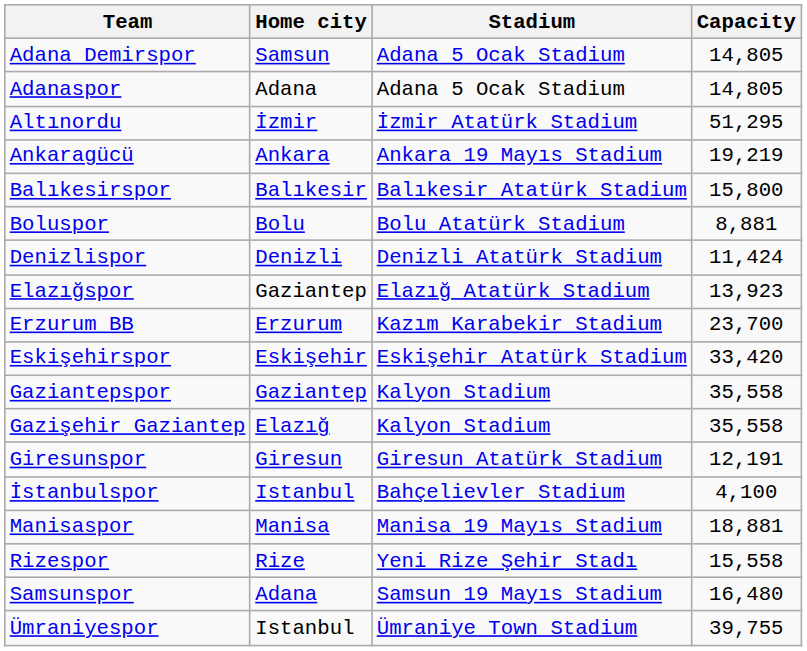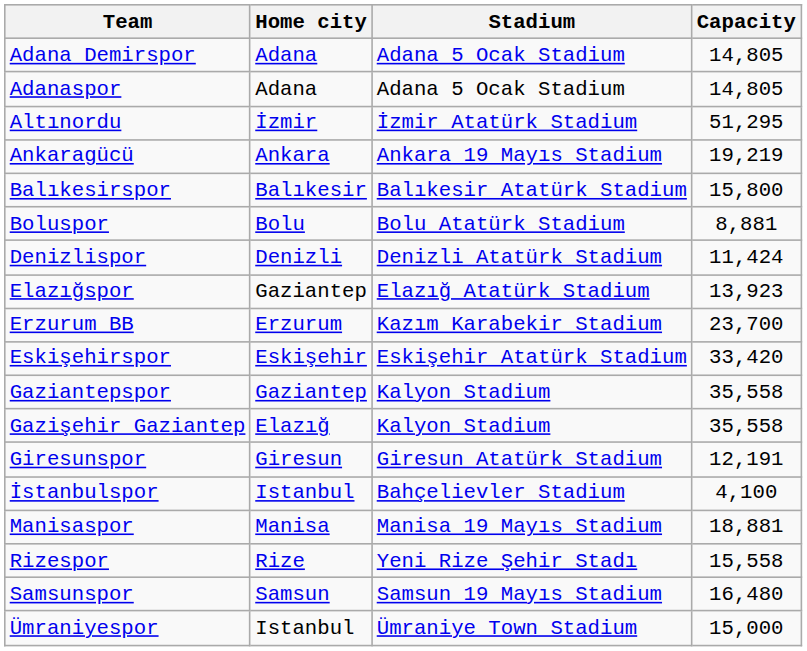(292, 55) Samsun -> (286, 55) Adana
(286, 594) Adana -> (292, 594) Samsun
(746, 628) 39,755 -> (746, 628) 15,000
